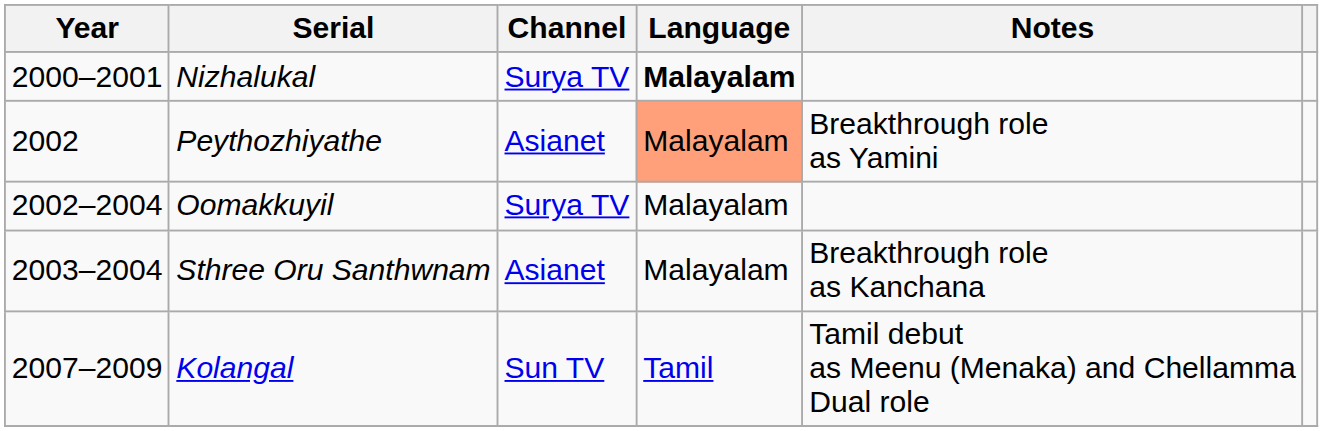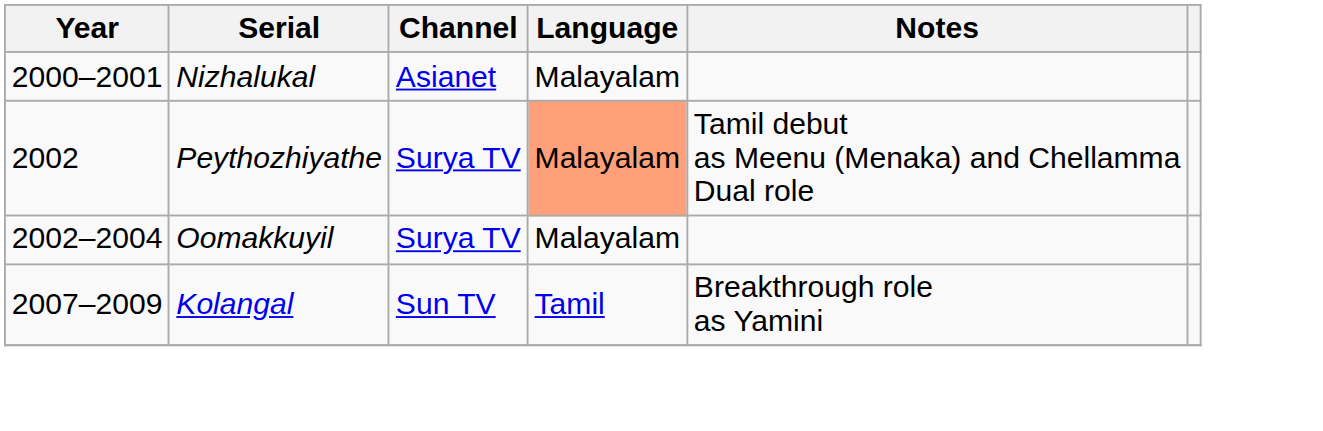(567, 76) Surya TV -> (446, 76) Asianet
(719, 76) bold -> (607, 76) normal
(555, 140) Asianet -> (458, 157) Surya TV
(929, 140) Breakthrough role as Yamini -> (937, 157) Tamil debut as Meenu (Menaka) and Chellamma Dual role
- row: (333, 269)
(1053, 368) Tamil debut as Meenu (Menaka) and Chellamma Dual role -> (813, 303) Breakthrough role as Yamini
